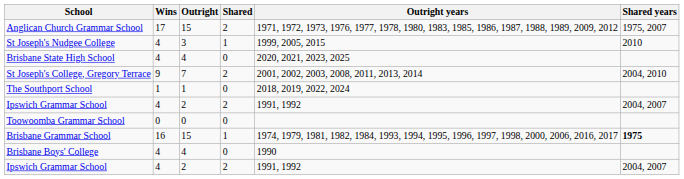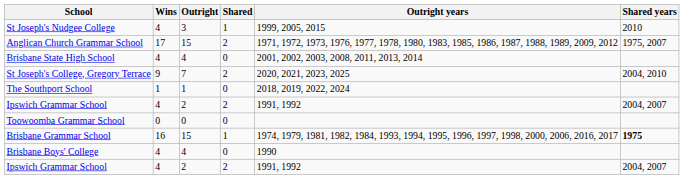rows swapped: (61, 43) <-> (75, 27)
(303, 58) 2020, 2021, 2023, 2025 -> (340, 58) 2001, 2002, 2003, 2008, 2011, 2013, 2014
(340, 74) 2001, 2002, 2003, 2008, 2011, 2013, 2014 -> (303, 74) 2020, 2021, 2023, 2025
